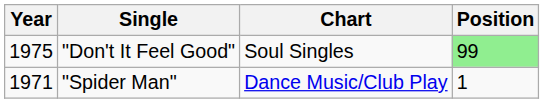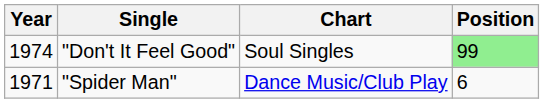(31, 51) 1975 -> (31, 51) 1974
(462, 82) 1 -> (462, 82) 6
